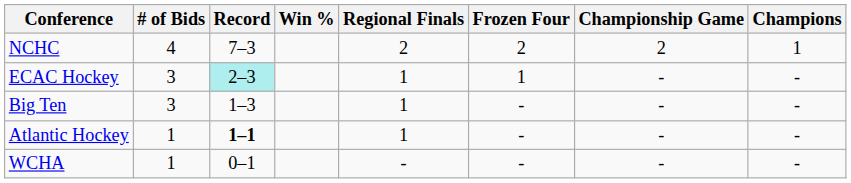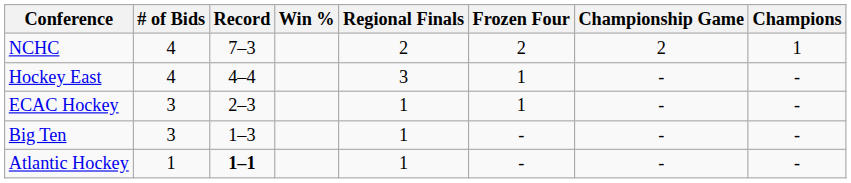+ row: (55, 76)
(242, 76) paleturquoise background -> (242, 105) no background
- row: (37, 163)
